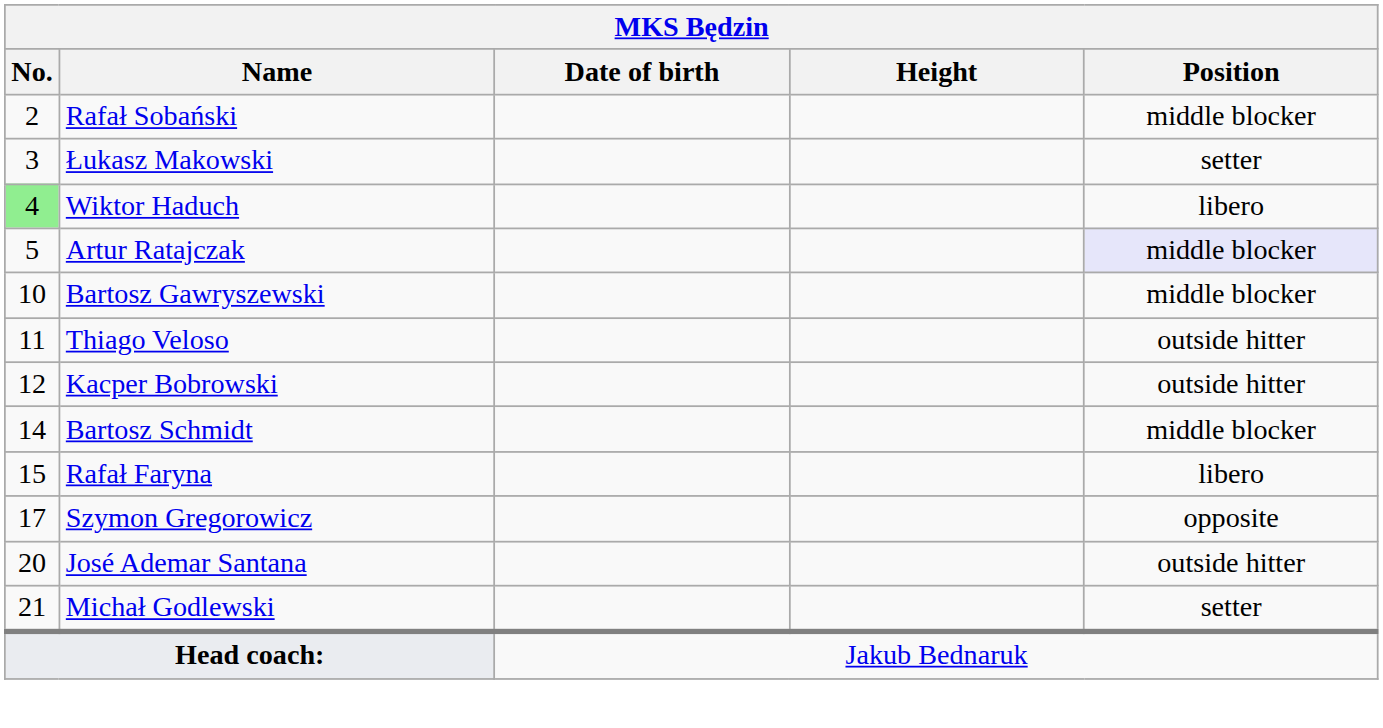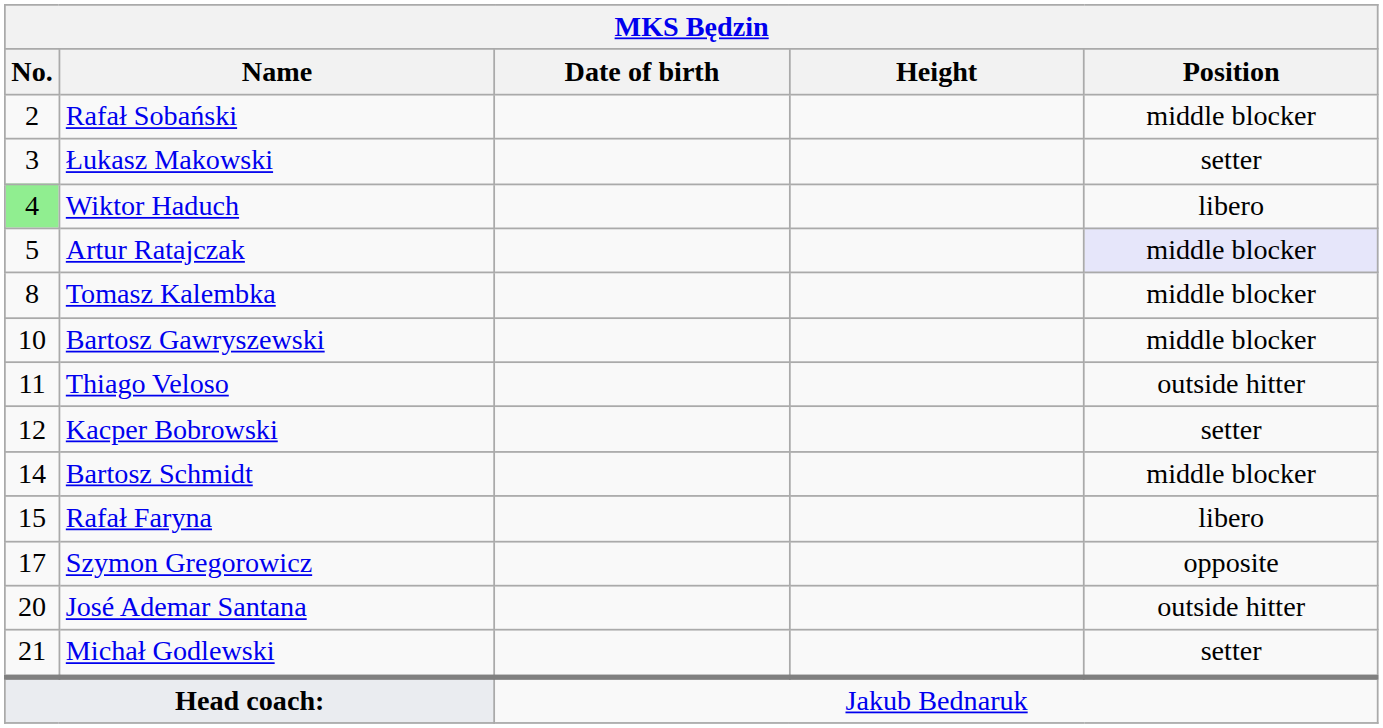+ row: (171, 294)
(1231, 384) outside hitter -> (1231, 428) setter
